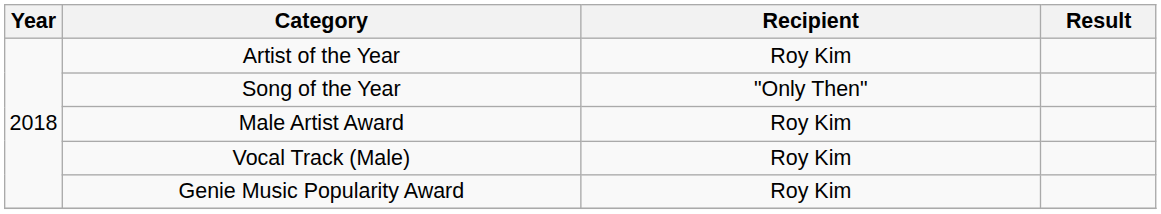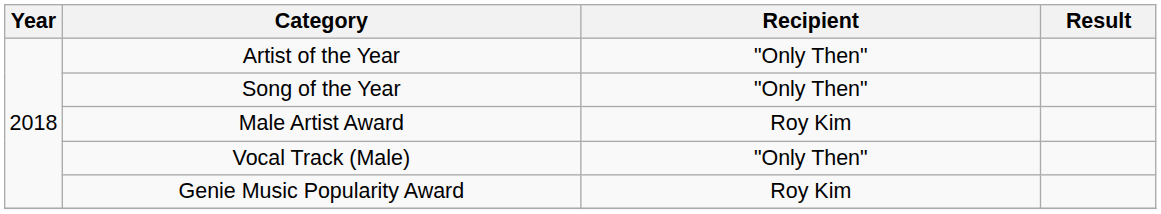(811, 55) Roy Kim -> (811, 55) "Only Then"
(811, 157) Roy Kim -> (811, 157) "Only Then"
